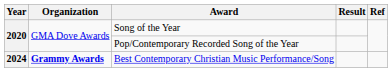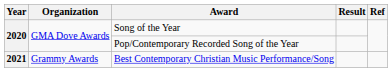(17, 59) 2024 -> (17, 59) 2021
(67, 59) bold -> (65, 59) normal
